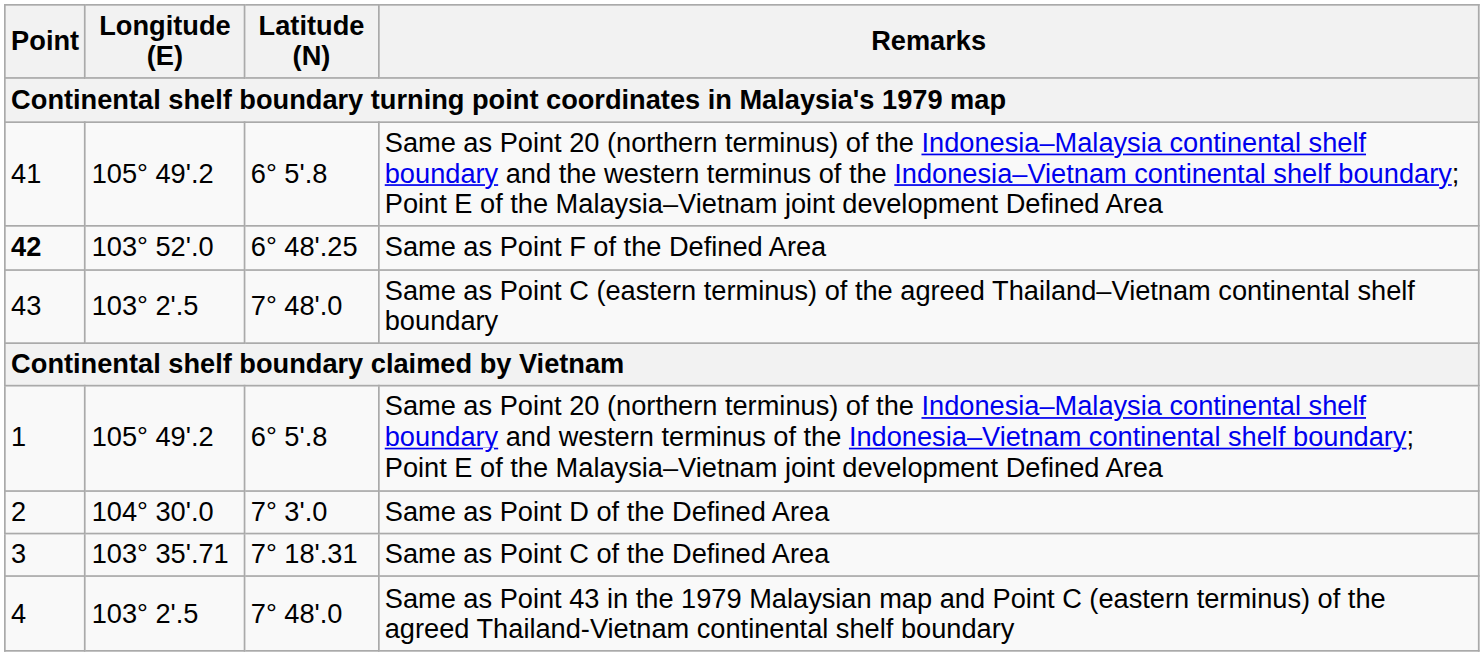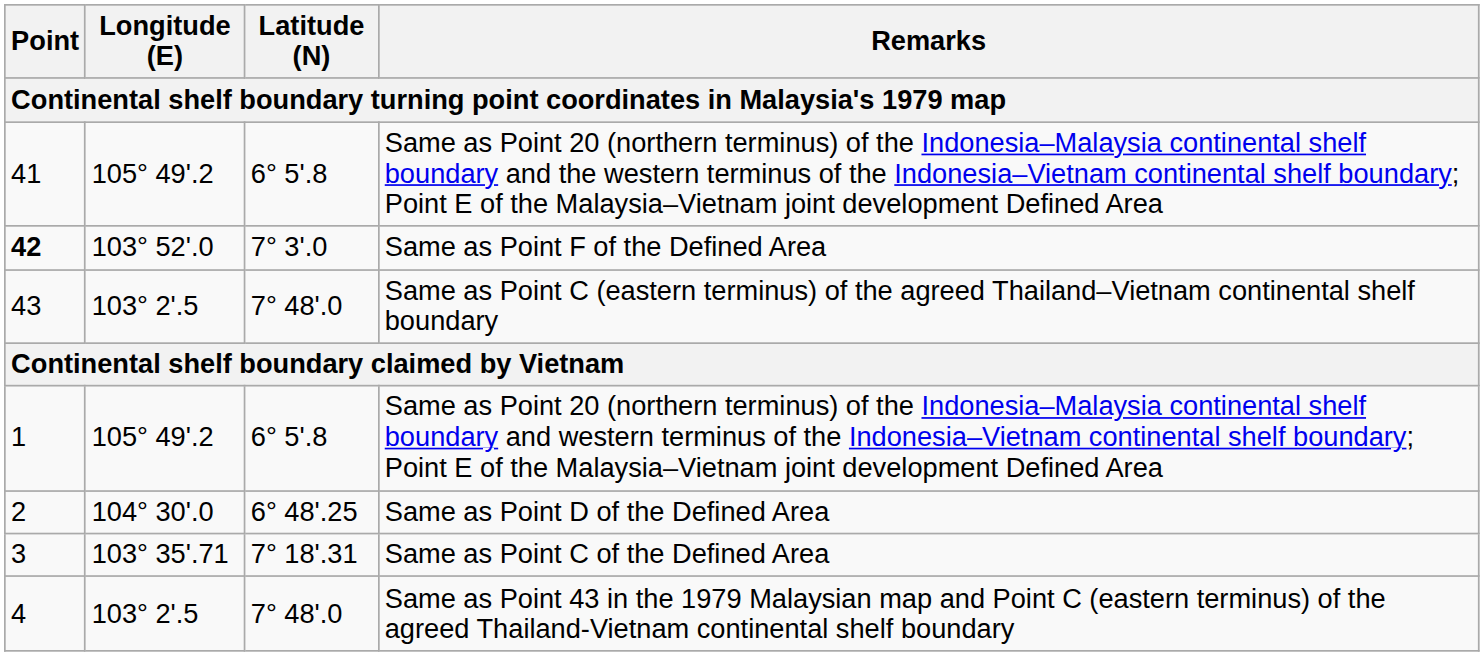(304, 247) 6° 48'.25 -> (289, 247) 7° 3'.0
(289, 511) 7° 3'.0 -> (304, 511) 6° 48'.25
